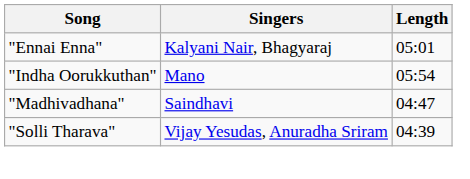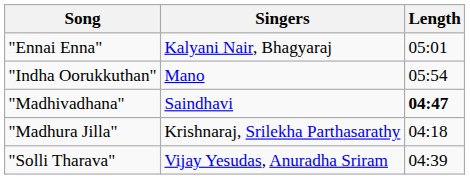(416, 103) normal -> (428, 103) bold
+ row: (63, 132)
